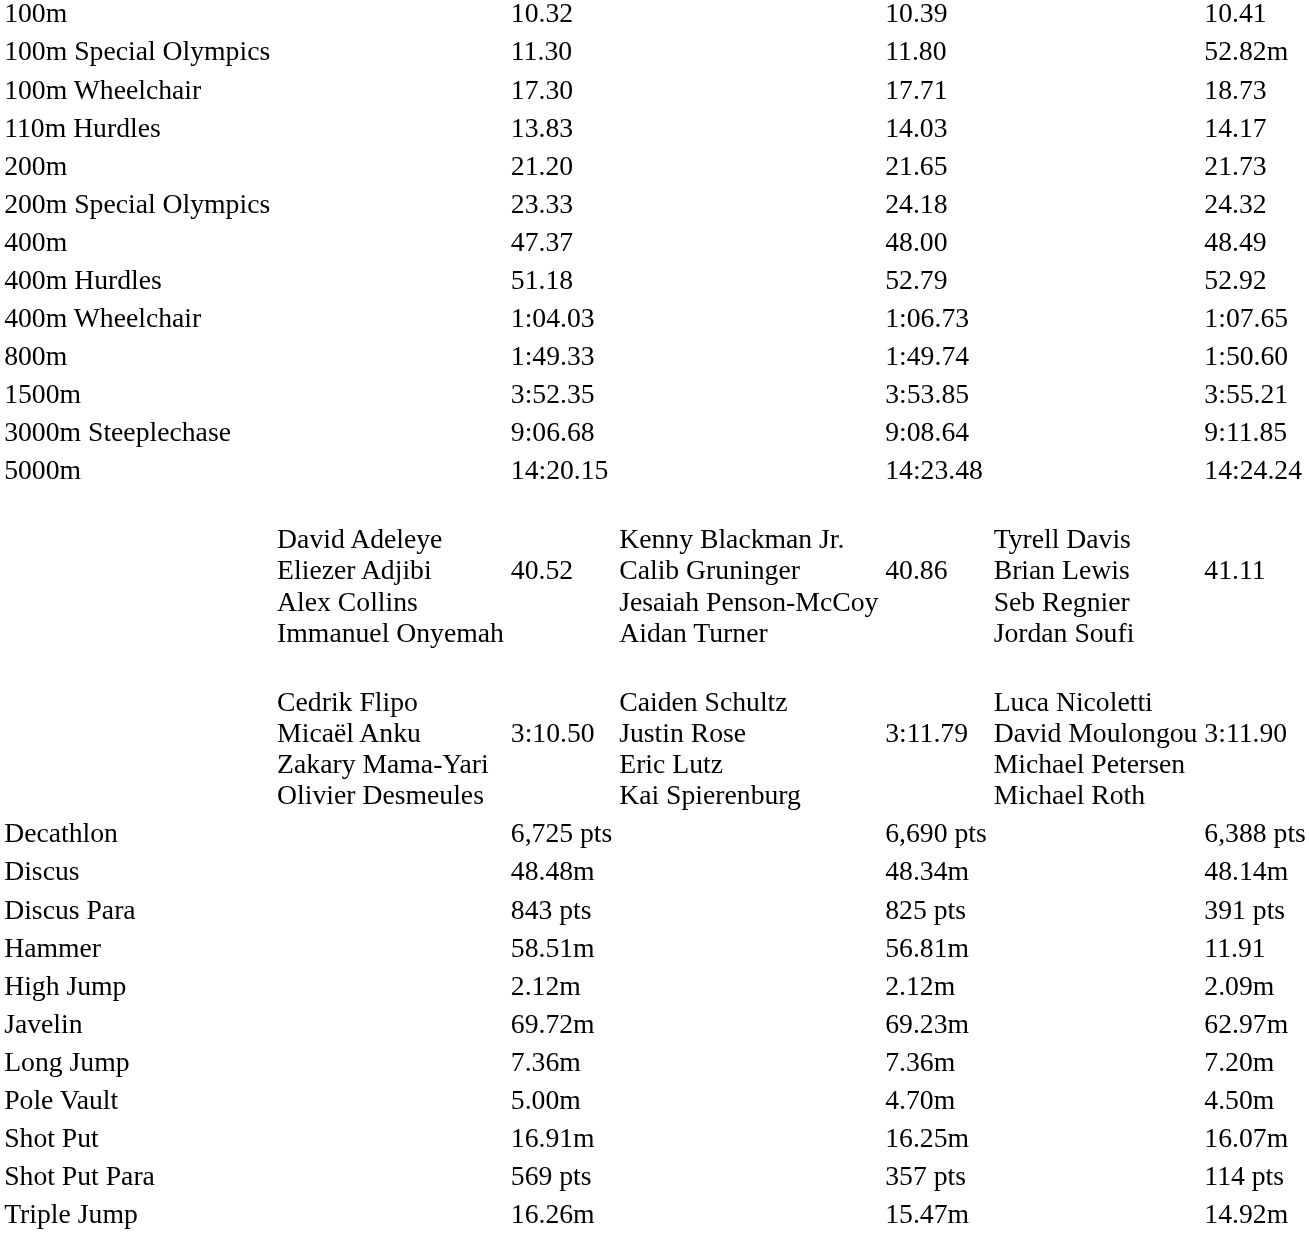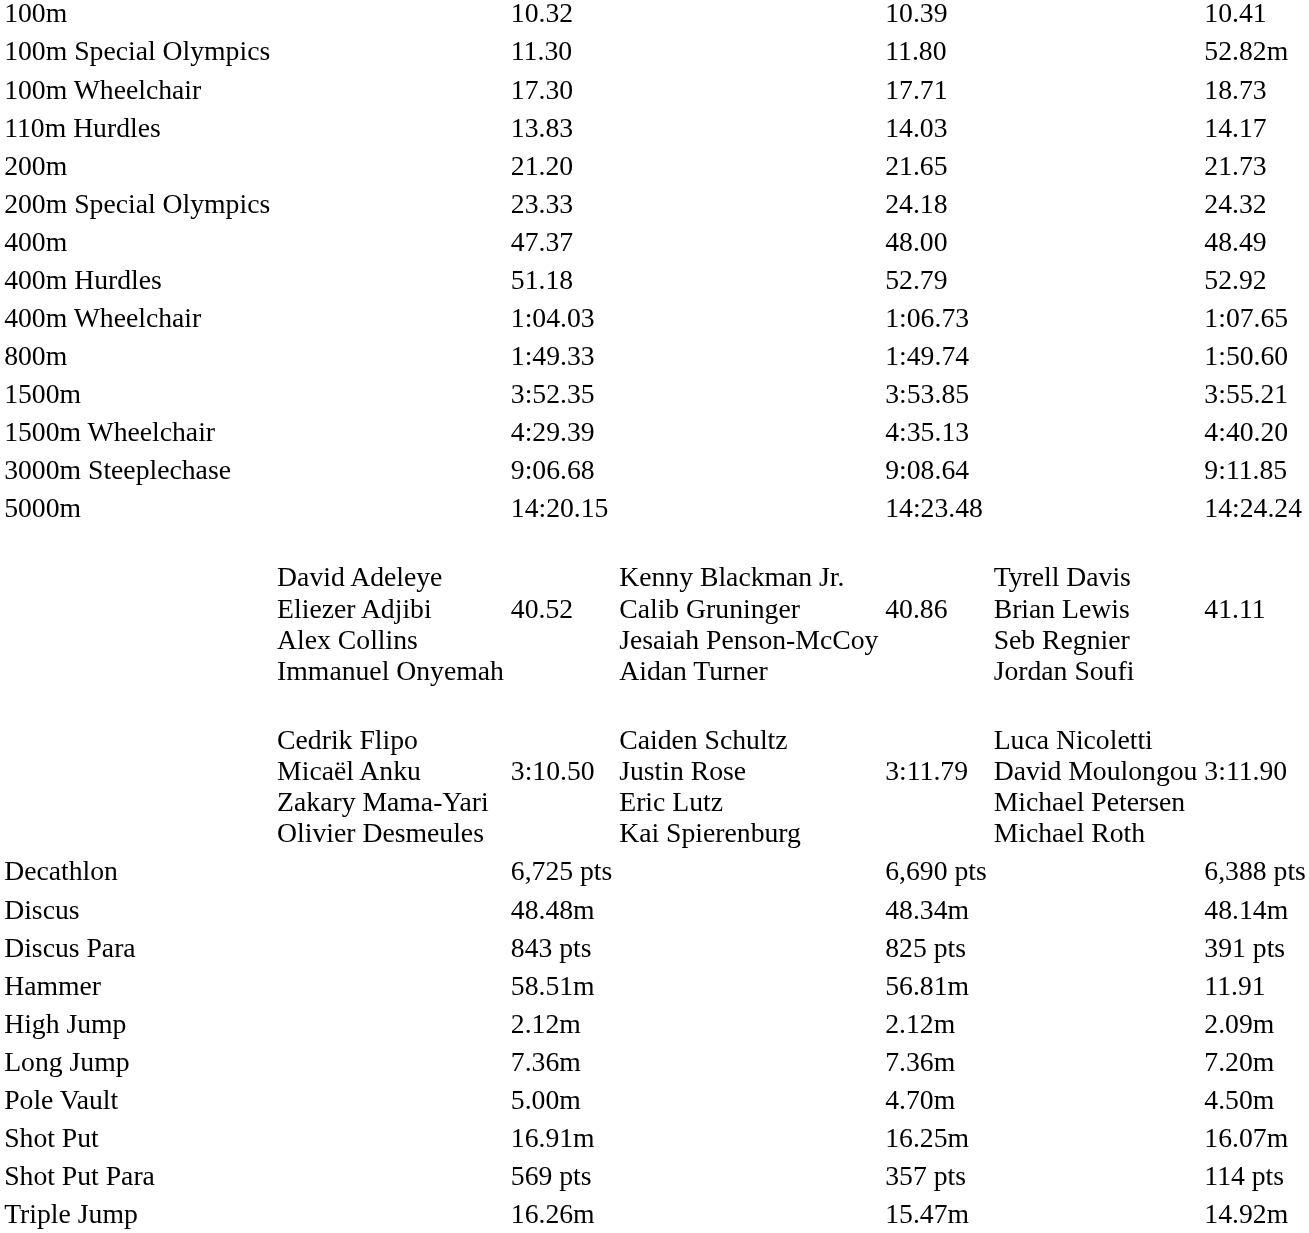+ row: (110, 432)
- row: (43, 1023)
